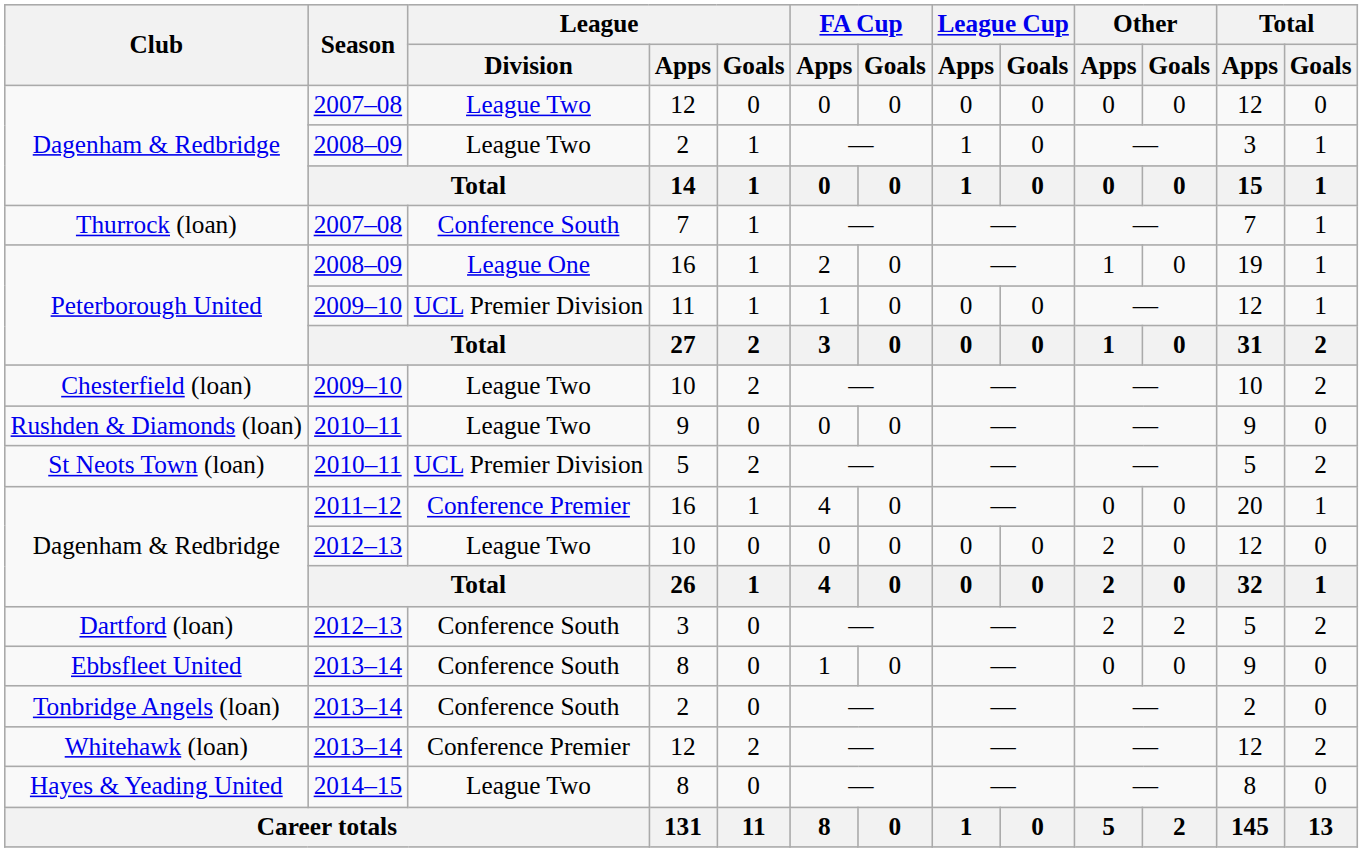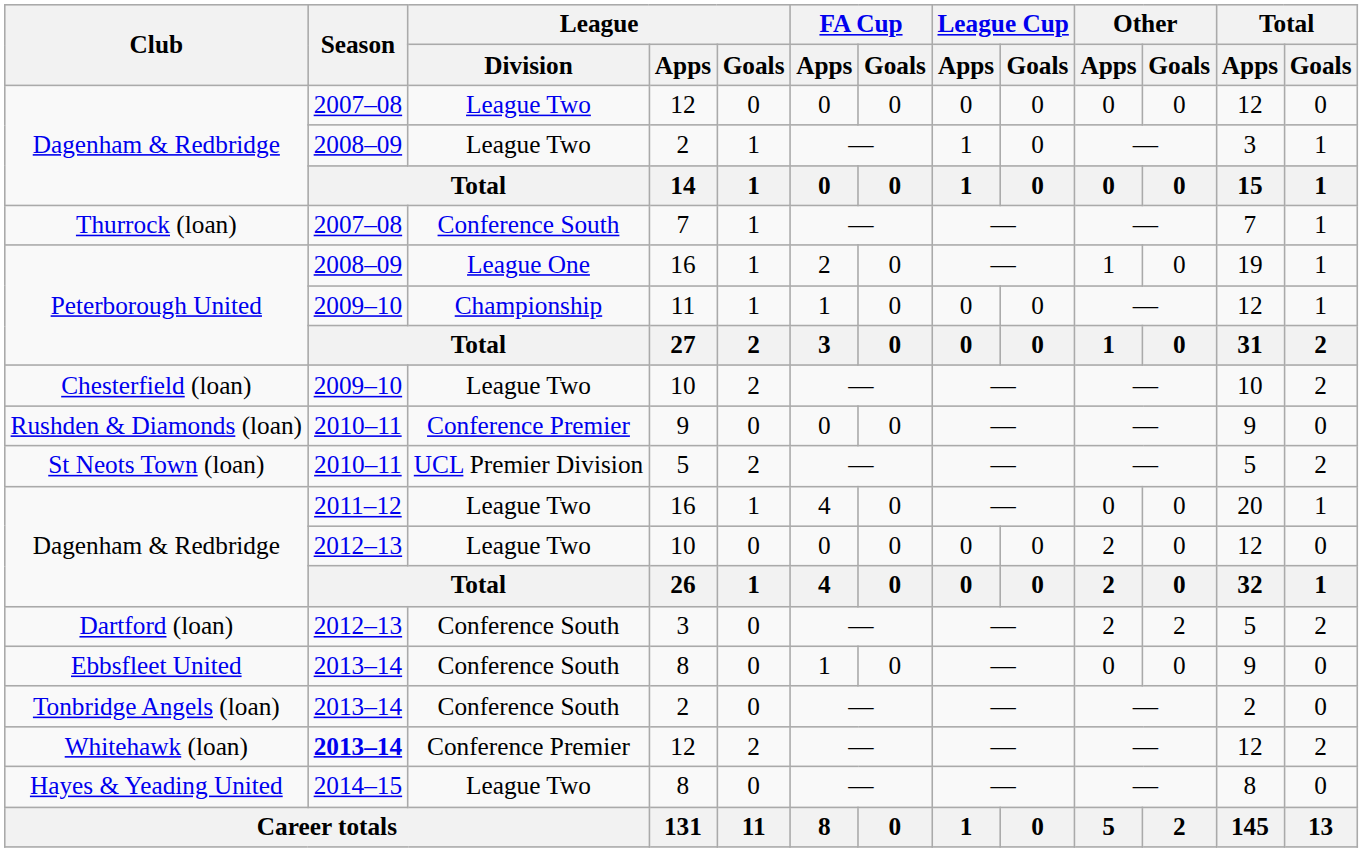(528, 305) UCL Premier Division -> (528, 305) Championship
(528, 425) League Two -> (528, 425) Conference Premier
(528, 505) Conference Premier -> (528, 505) League Two
(358, 746) normal -> (358, 746) bold
